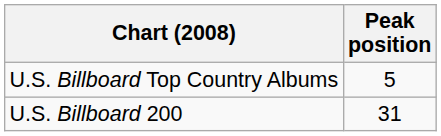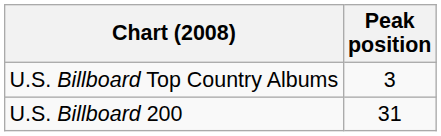(390, 79) 5 -> (390, 79) 3
